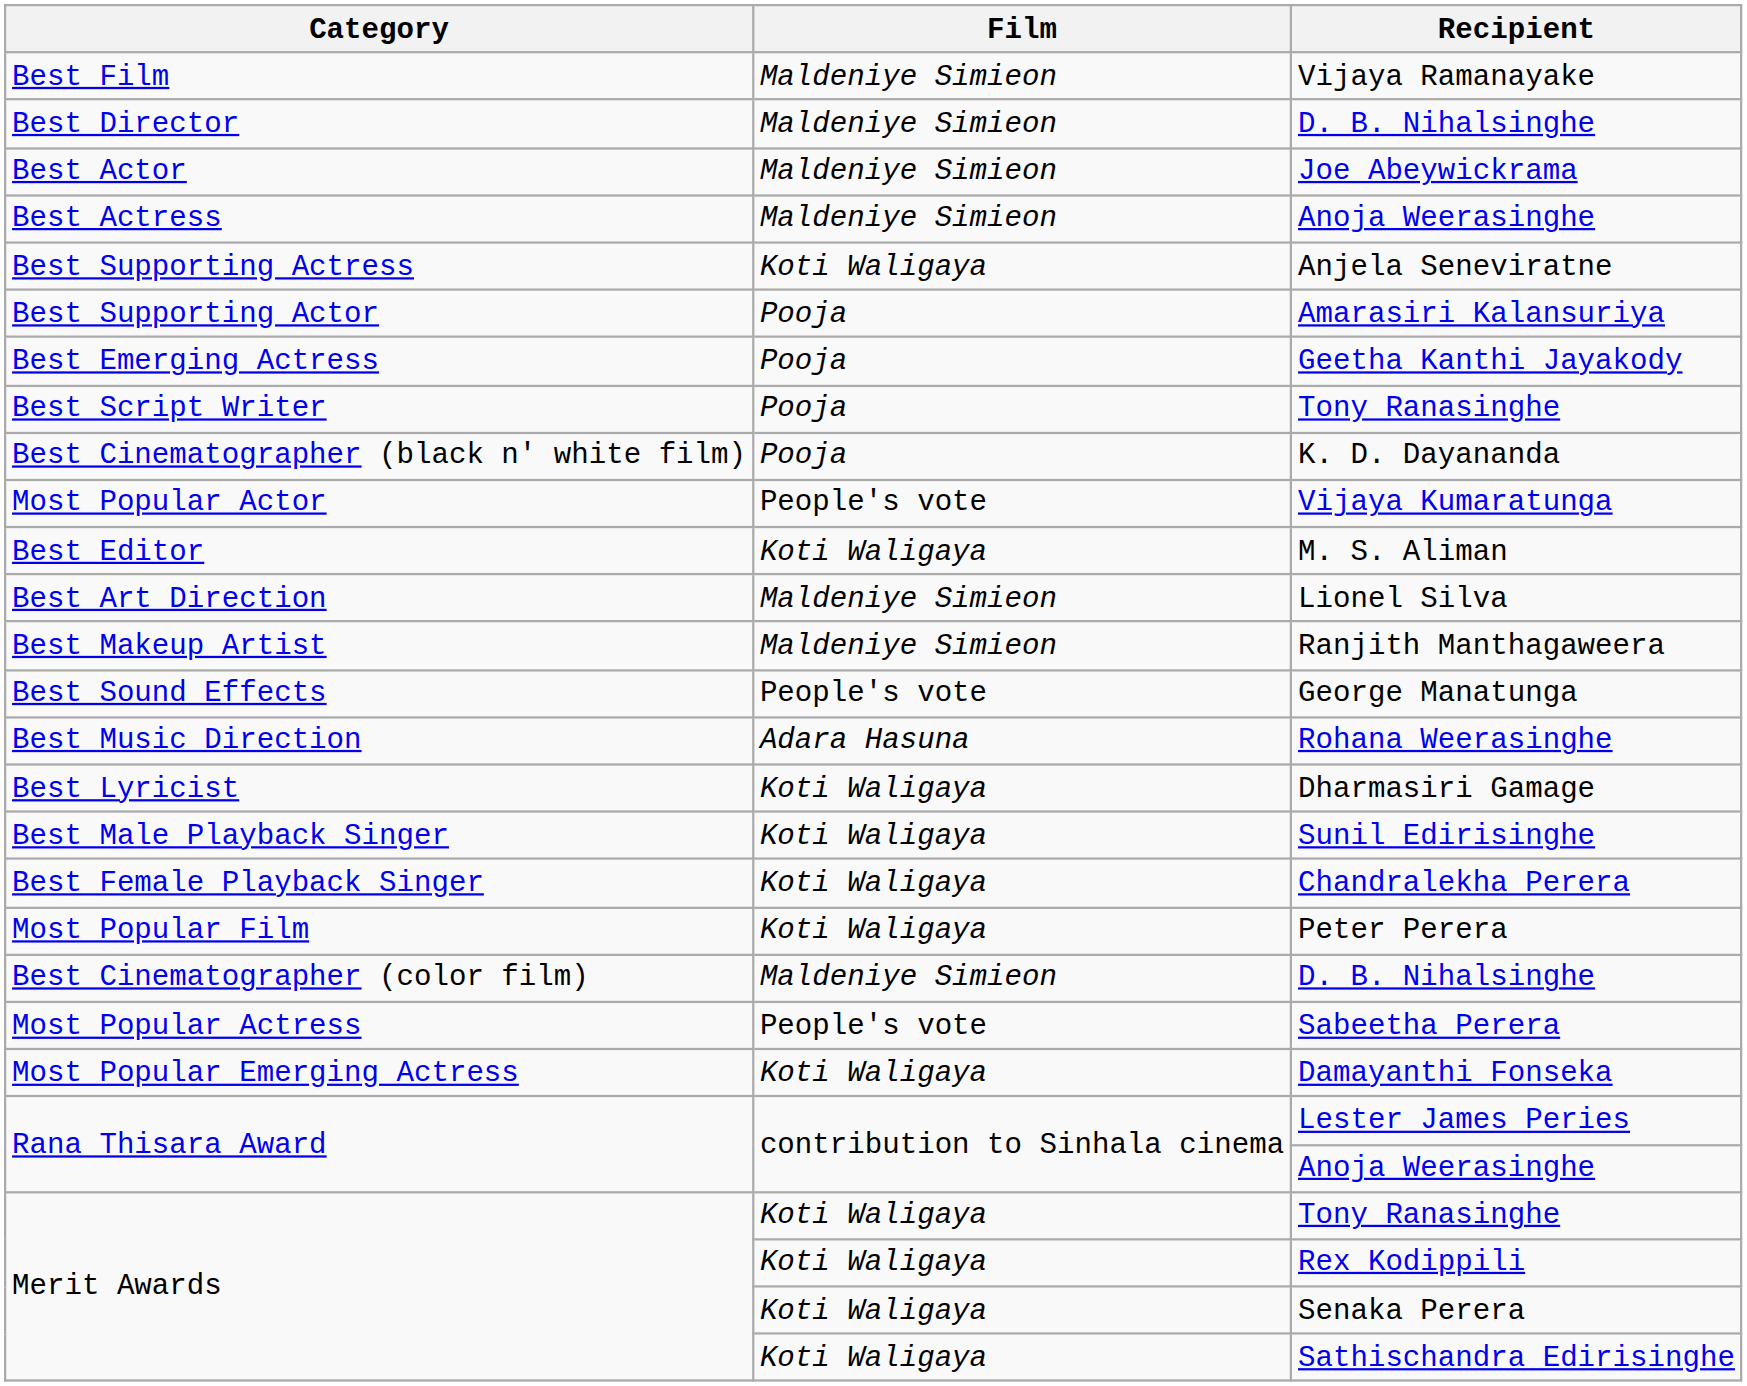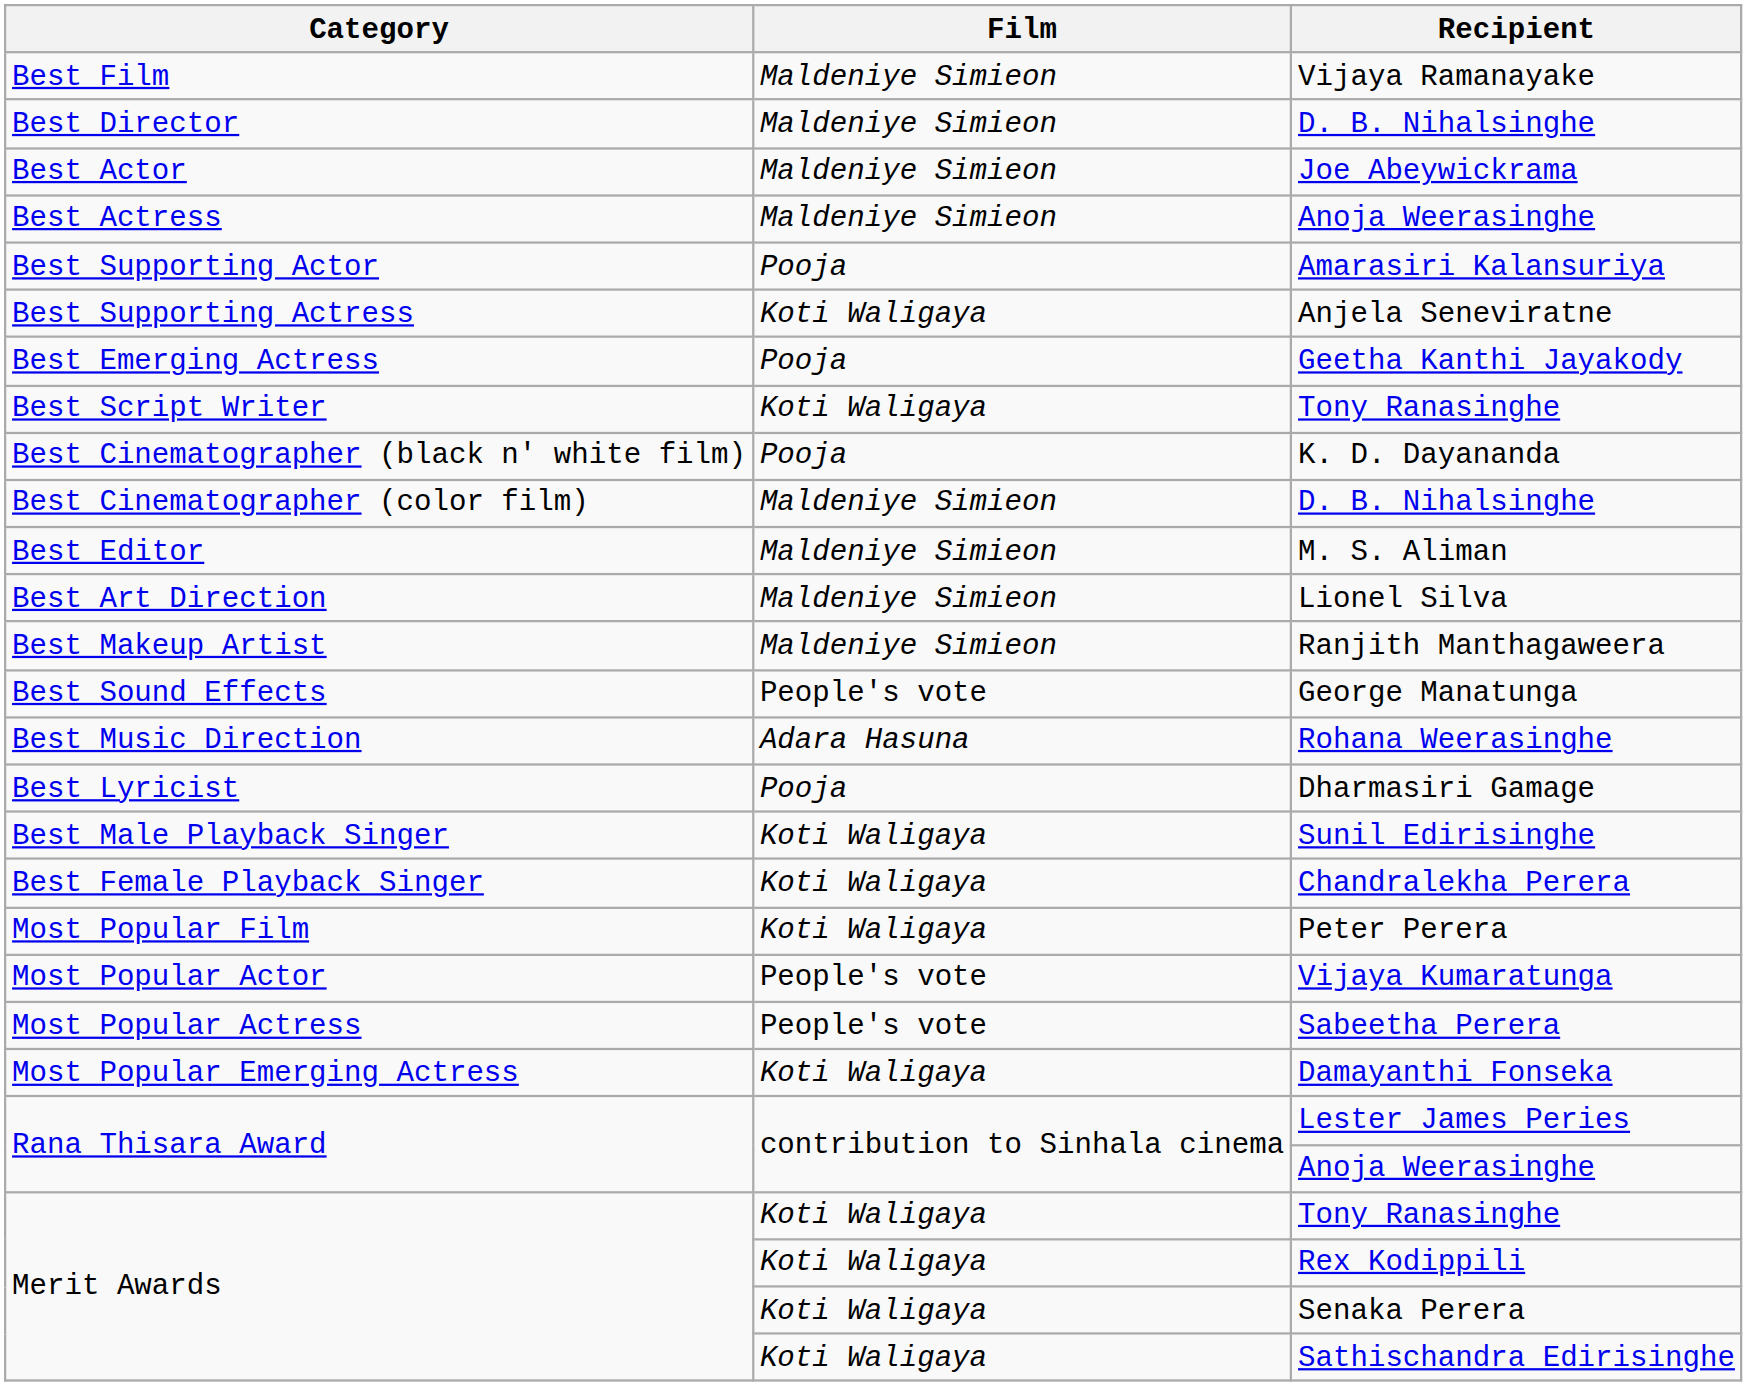rows swapped: (196, 314) <-> (213, 266)
(804, 409) Pooja -> (873, 409) Koti Waligaya
rows swapped: (300, 978) <-> (169, 503)
(873, 551) Koti Waligaya -> (908, 551) Maldeniye Simieon
(873, 788) Koti Waligaya -> (804, 788) Pooja
